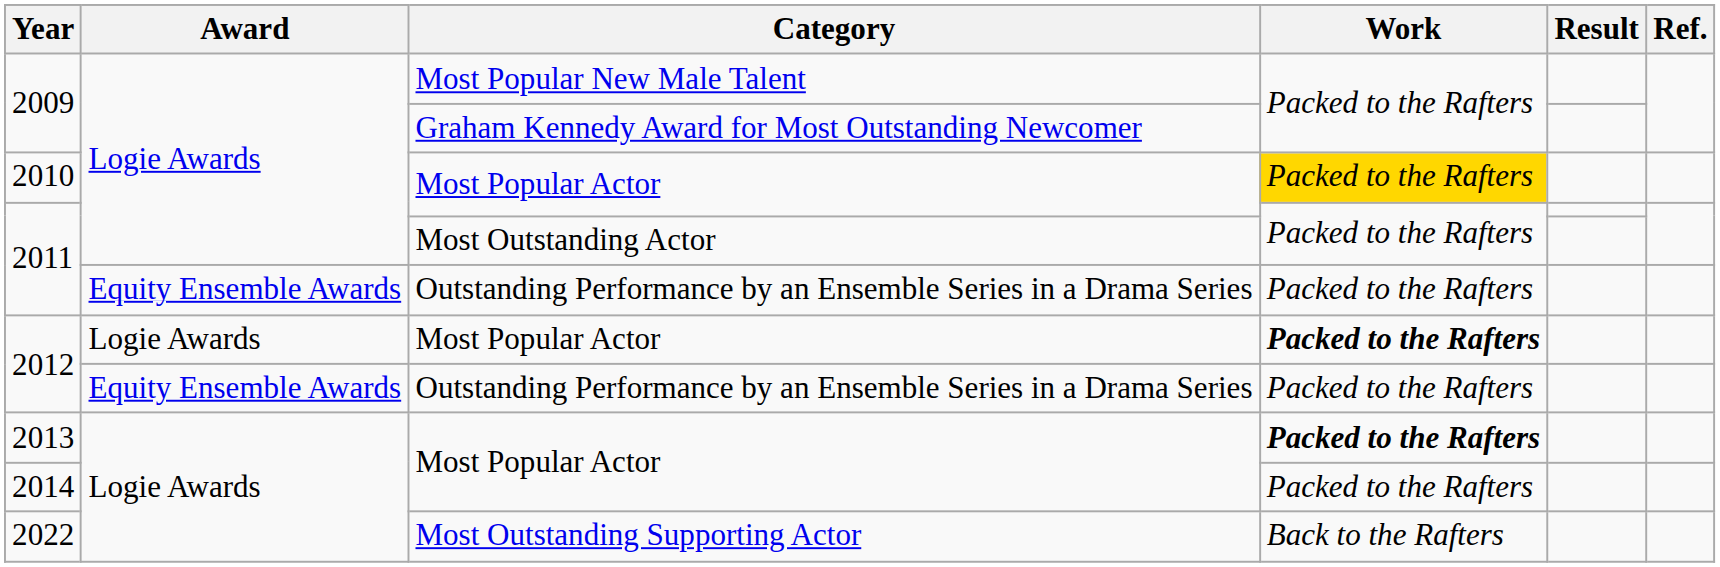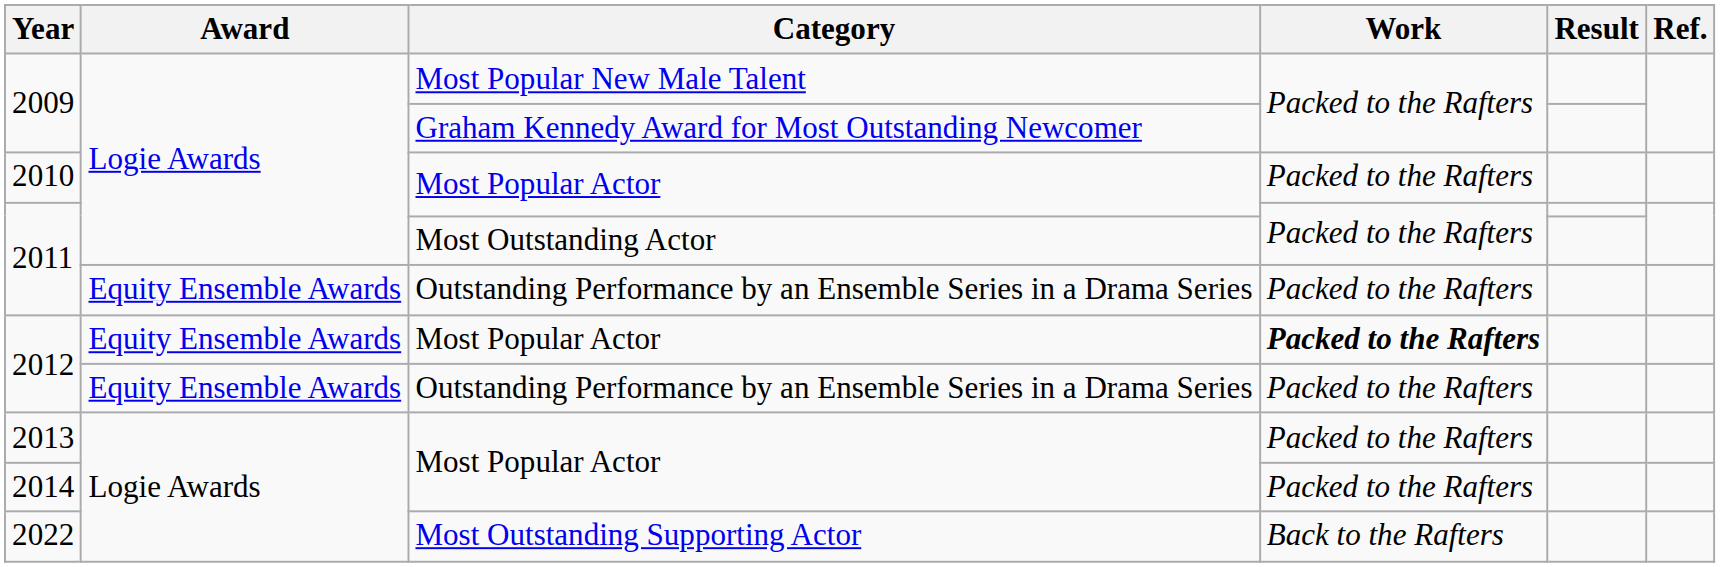(1400, 176) gold background -> (1400, 176) no background
(175, 338) Logie Awards -> (245, 338) Equity Ensemble Awards
(1403, 437) bold -> (1400, 437) normal
